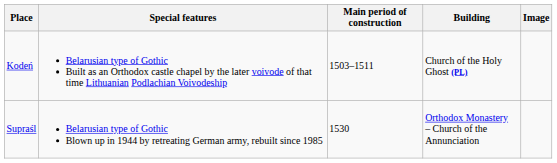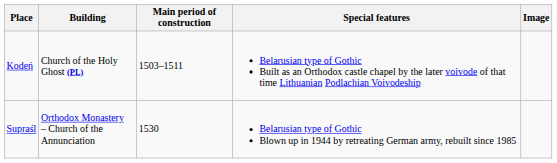columns swapped: (472, 17) <-> (183, 17)
